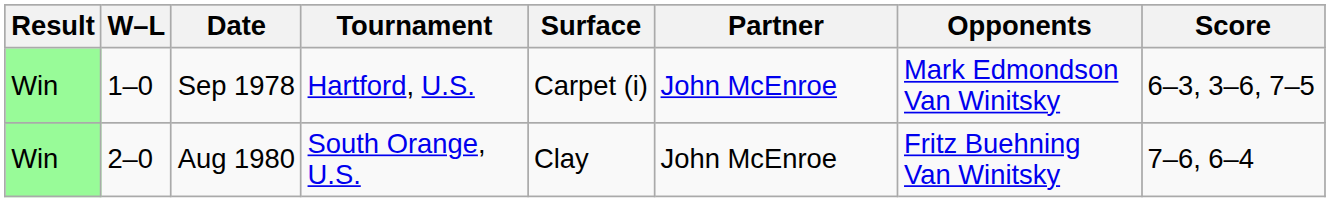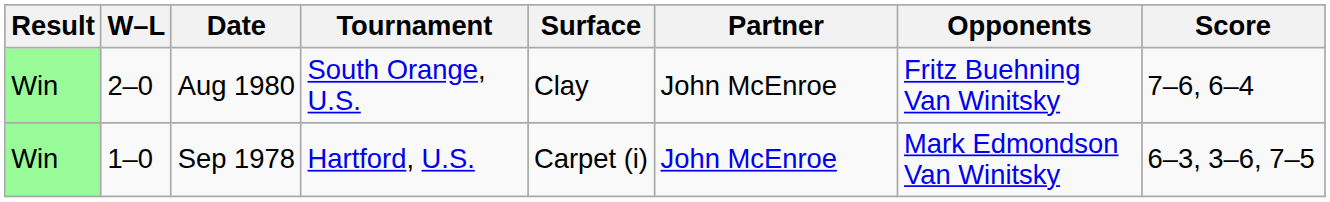rows swapped: (236, 84) <-> (236, 159)
